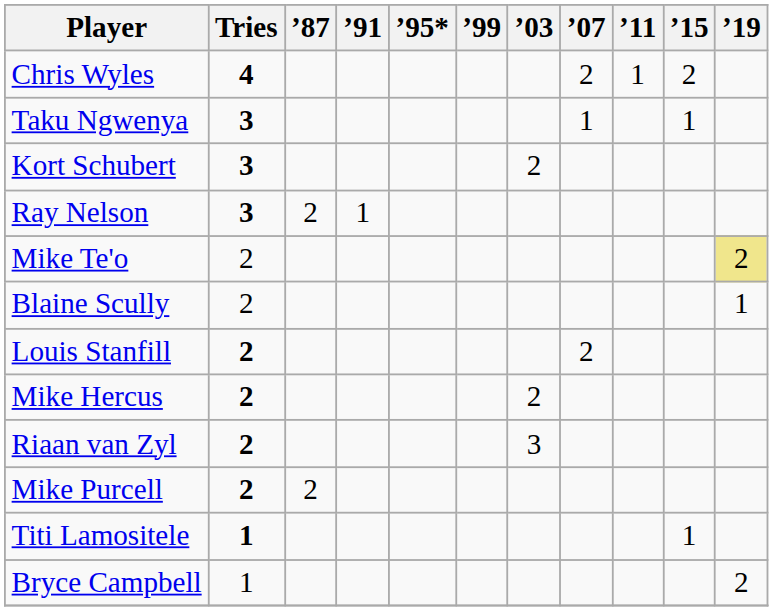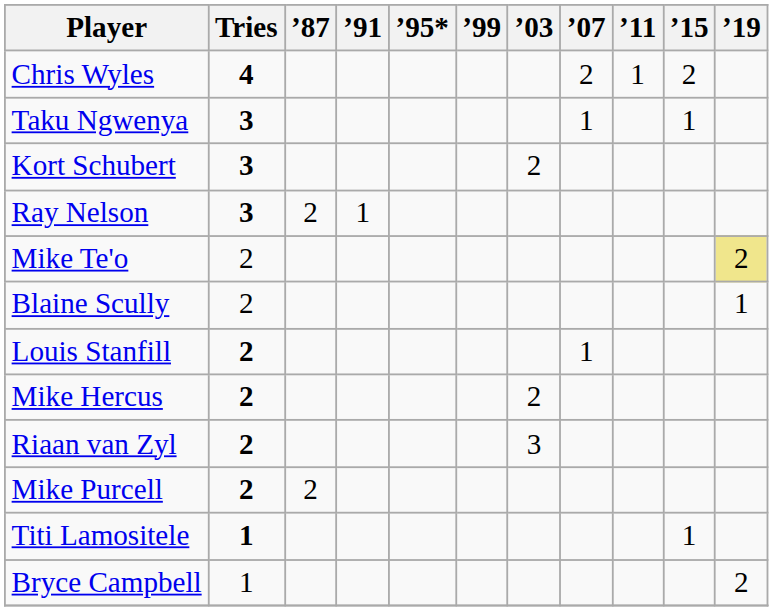(586, 350) 2 -> (586, 350) 1
